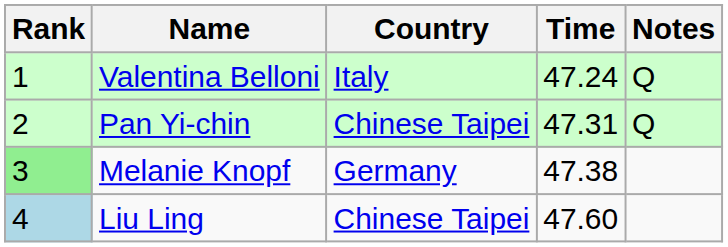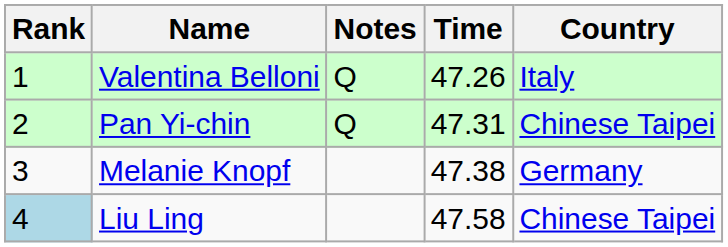columns swapped: (431, 29) <-> (674, 29)
(581, 76) 47.24 -> (468, 76) 47.26
(20, 171) lightgreen background -> (20, 171) no background
(581, 218) 47.60 -> (468, 218) 47.58
